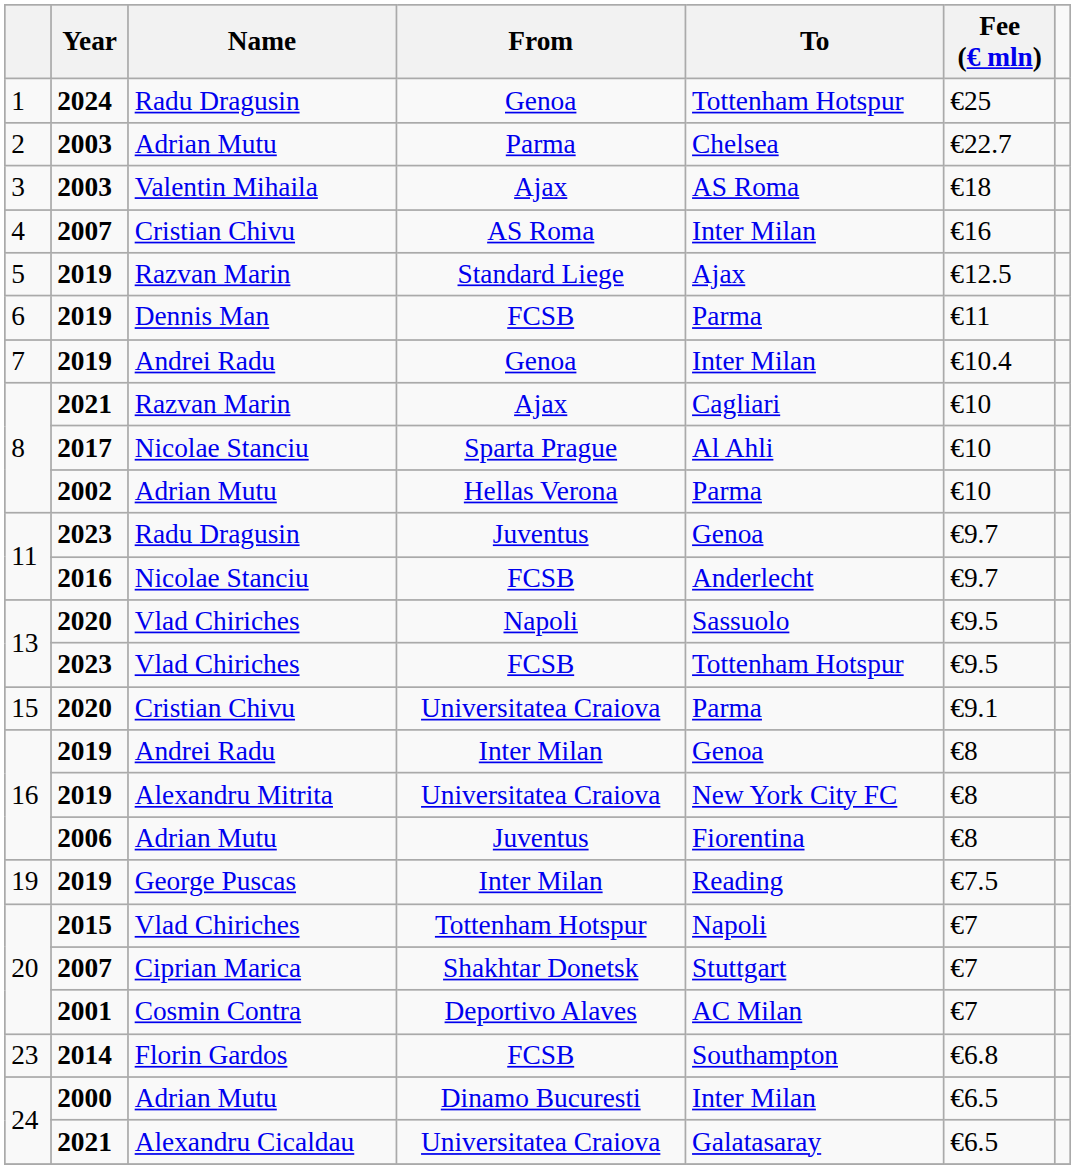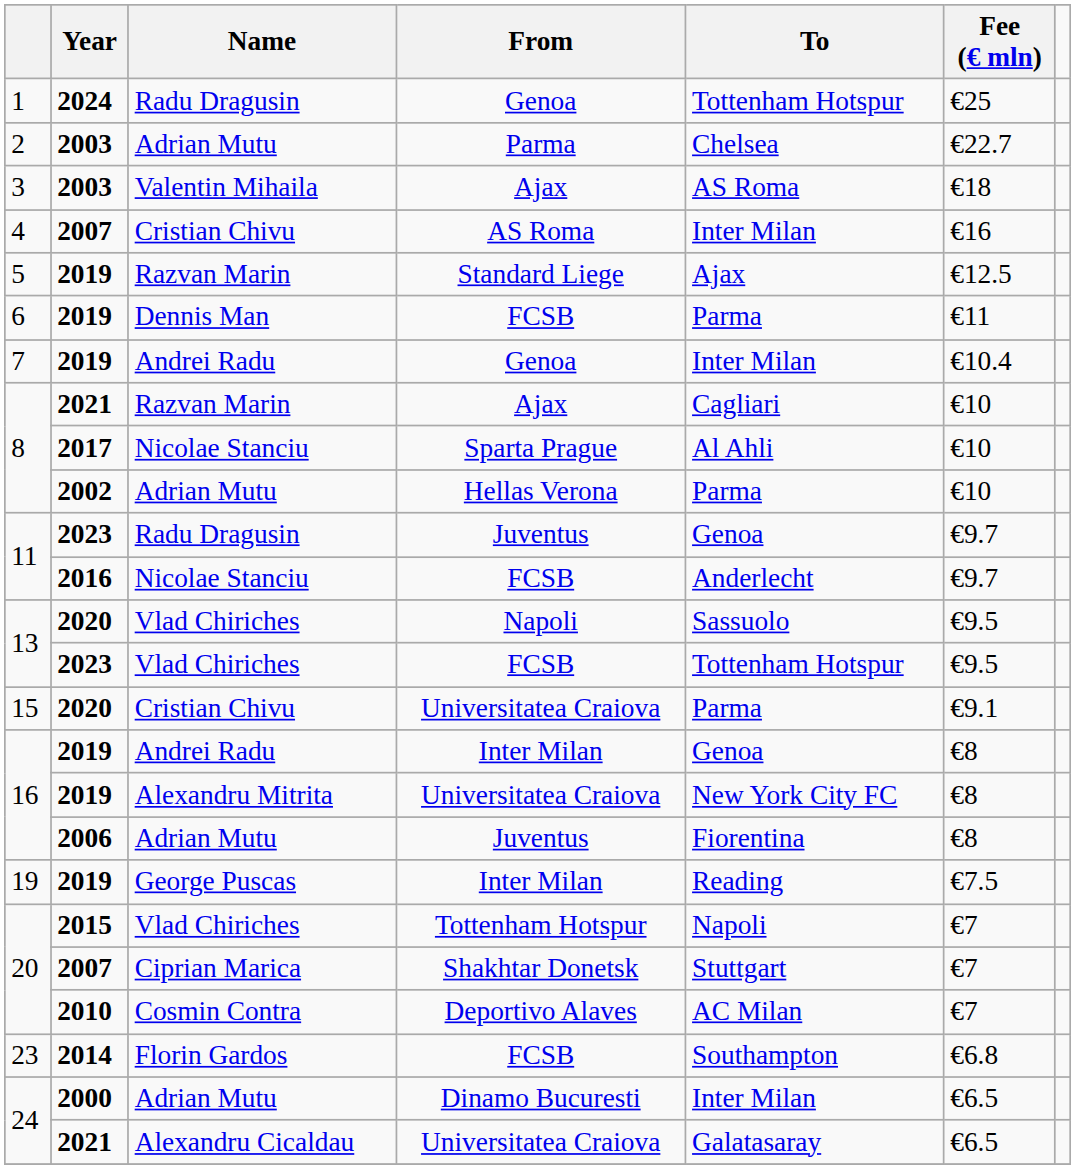(85, 1011) 2001 -> (85, 1011) 2010
